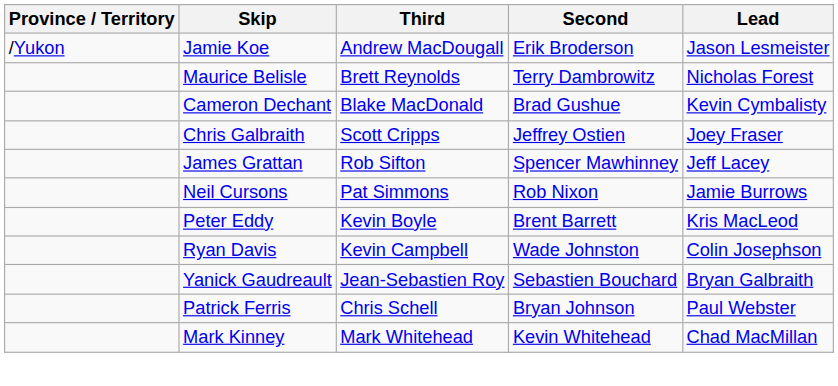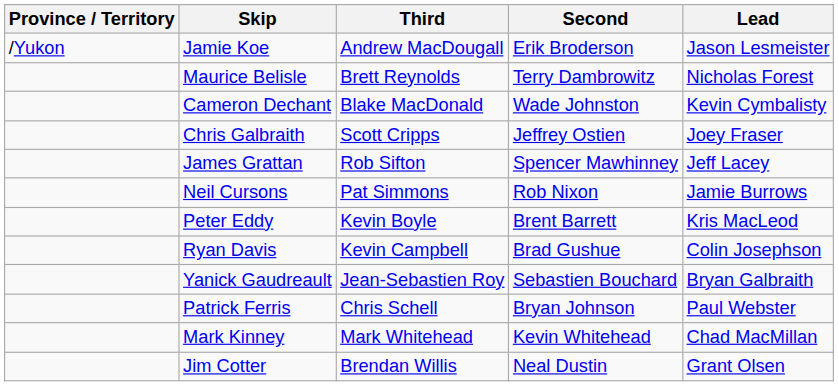(567, 105) Brad Gushue -> (576, 105) Wade Johnston
(576, 250) Wade Johnston -> (567, 250) Brad Gushue
+ row: (225, 366)
